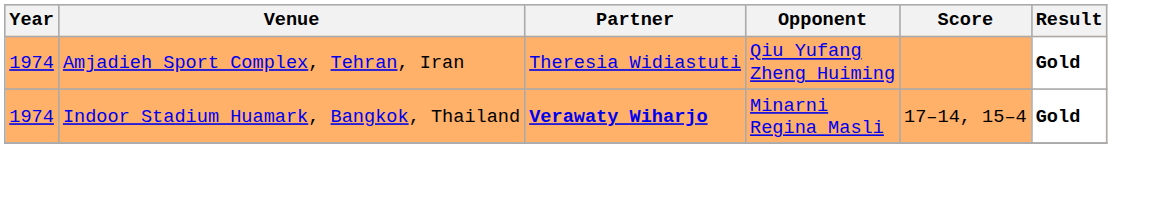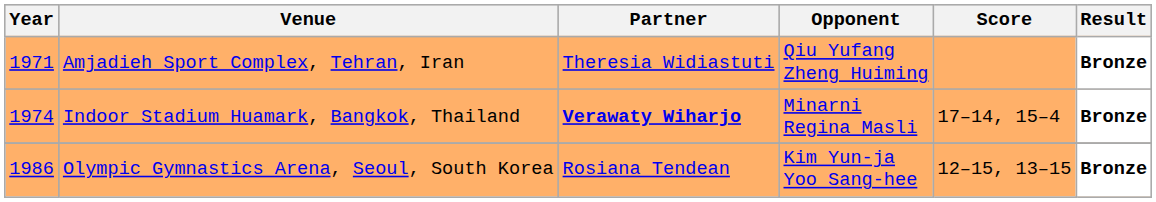(32, 62) 1974 -> (32, 62) 1971
(1058, 62) Gold -> (1114, 62) Bronze
(1058, 116) Gold -> (1114, 116) Bronze
+ row: (308, 170)
